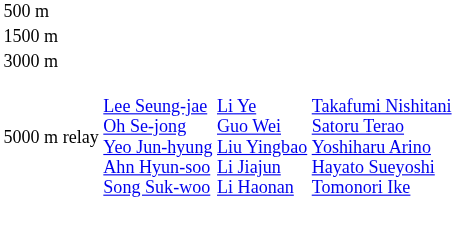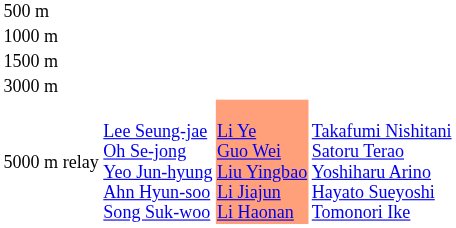+ row: (31, 36)
(262, 147) no background -> (262, 171) lightsalmon background
